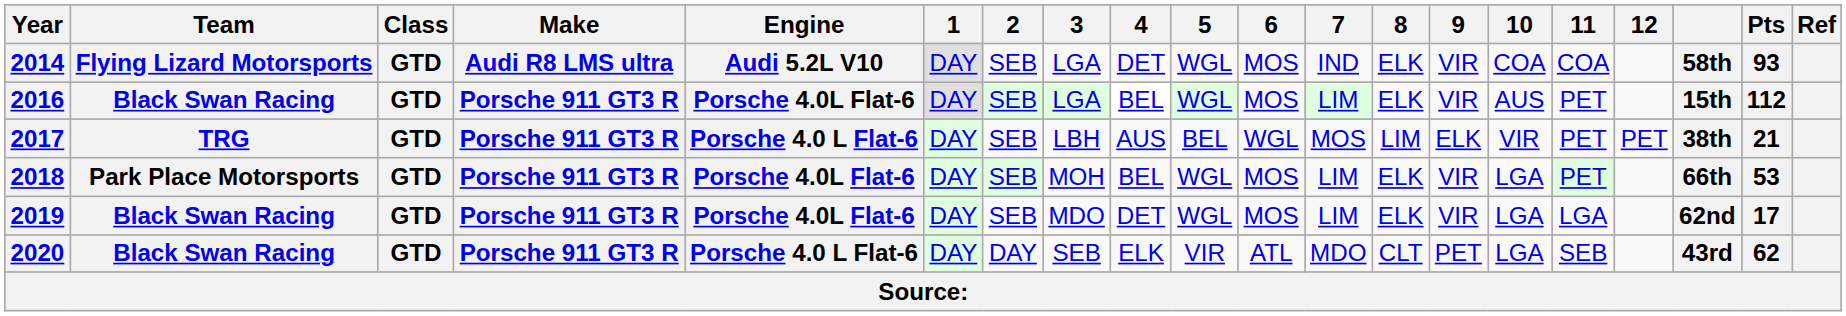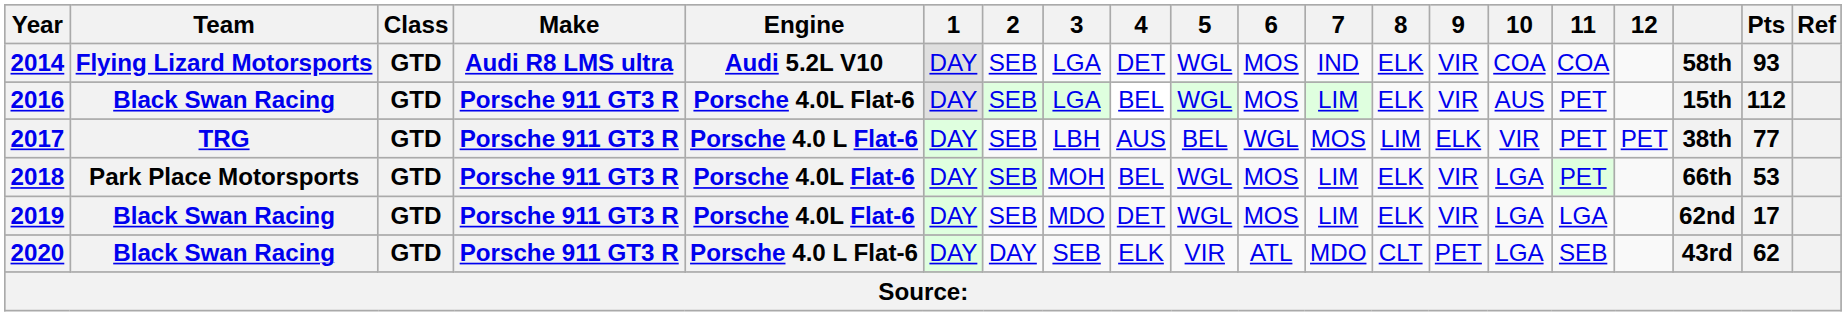(1766, 139) 21 -> (1766, 139) 77
